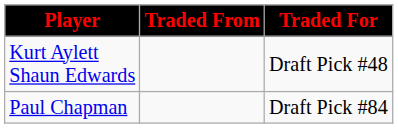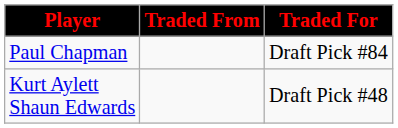rows swapped: (72, 63) <-> (68, 107)
